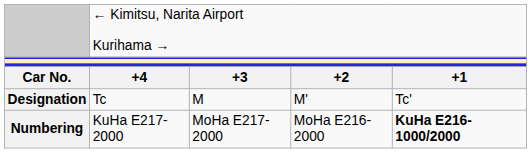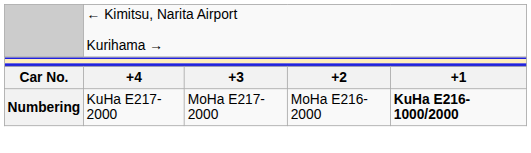- row: (47, 99)
